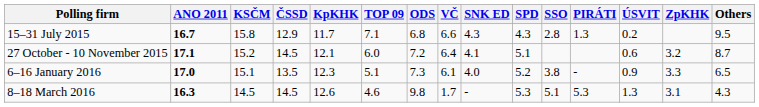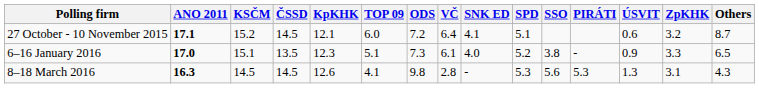- row: (48, 33)
(372, 92) 4.6 -> (372, 72) 4.1
(448, 92) 1.7 -> (448, 72) 2.8
(552, 92) 5.1 -> (552, 72) 5.6
